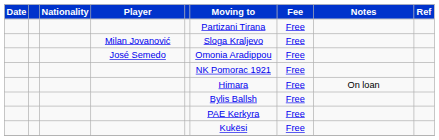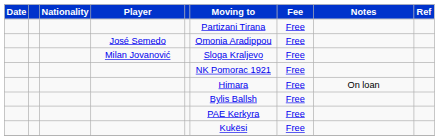rows swapped: (16, 56) <-> (16, 41)
